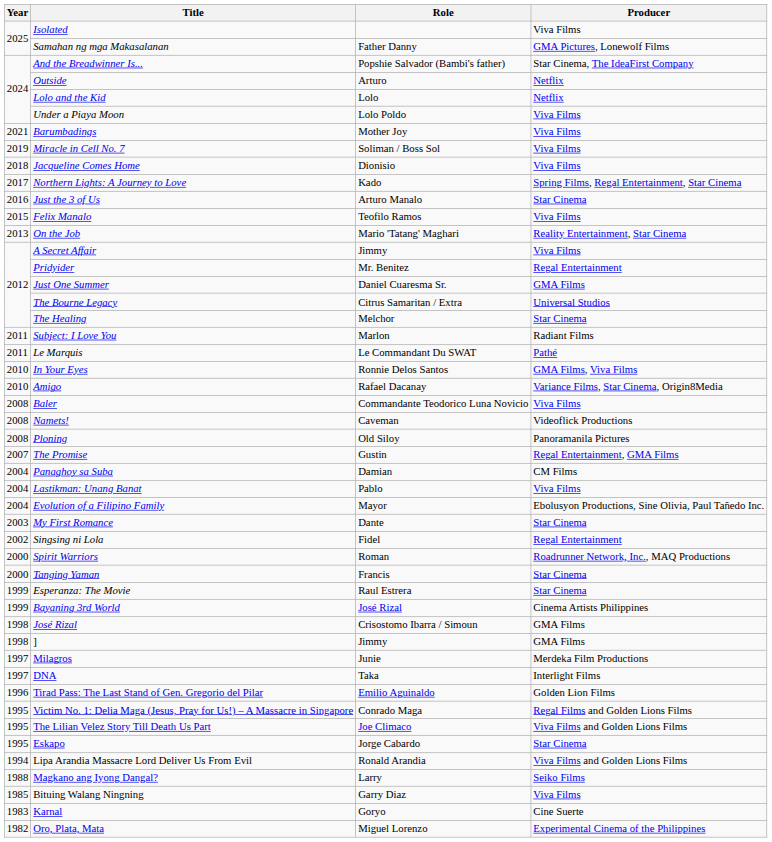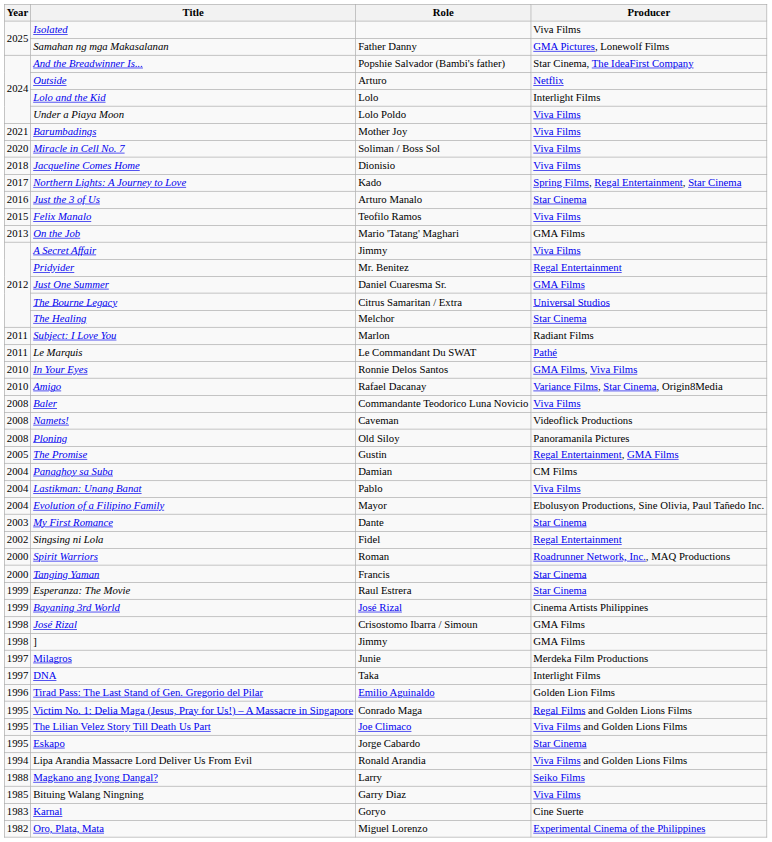(548, 98) Netflix -> (567, 98) Interlight Films
(18, 149) 2019 -> (18, 149) 2020
(610, 234) Reality Entertainment, Star Cinema -> (559, 234) GMA Films
(18, 455) 2007 -> (18, 455) 2005
